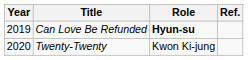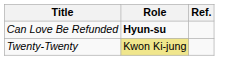- column: (19, 13)
(184, 47) no background -> (155, 47) khaki background
